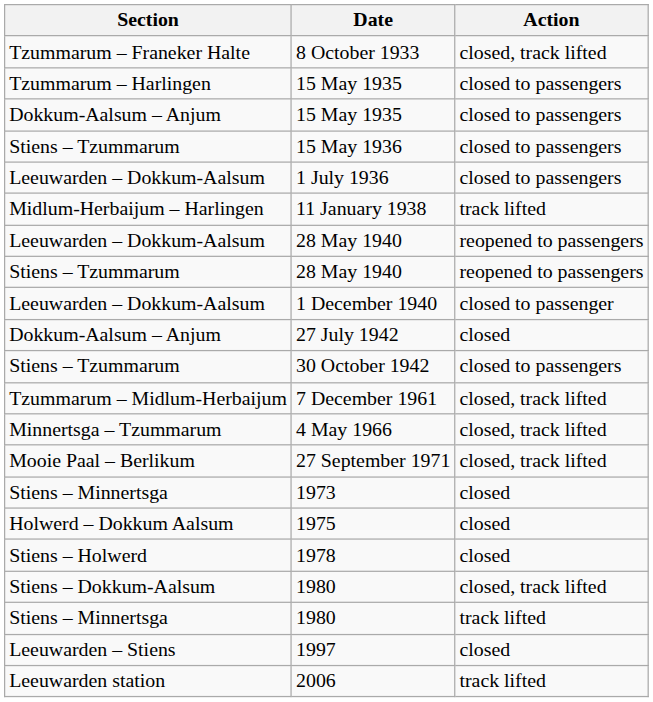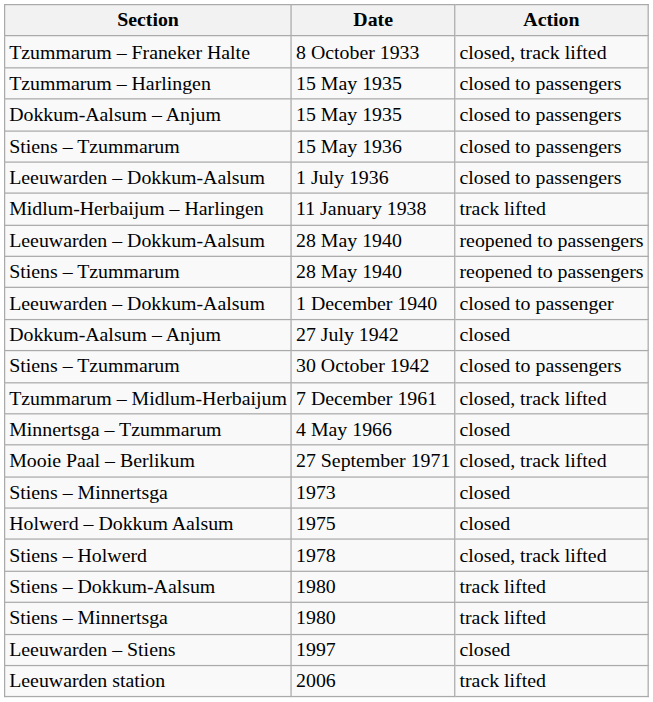(533, 429) closed, track lifted -> (485, 429) closed
(485, 555) closed -> (533, 555) closed, track lifted
(533, 586) closed, track lifted -> (503, 586) track lifted
